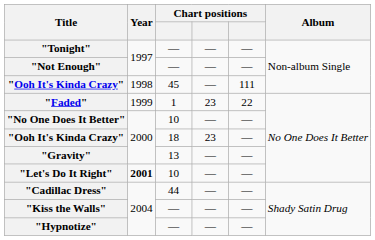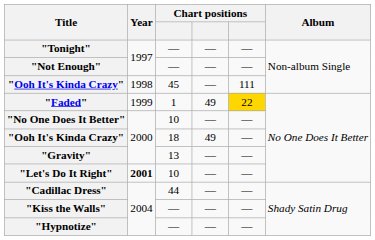(210, 102) 23 -> (210, 102) 49
(247, 102) no background -> (247, 102) gold background
(210, 137) 23 -> (210, 137) 49
